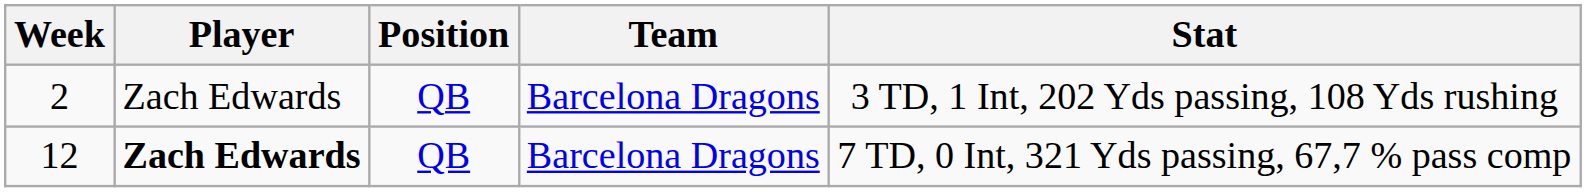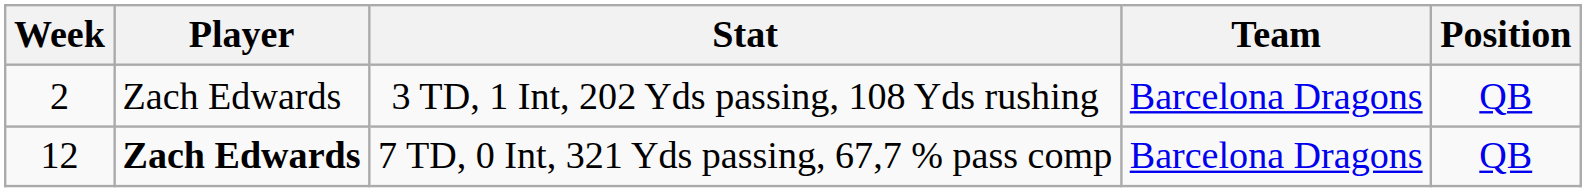columns swapped: (444, 34) <-> (1204, 34)
